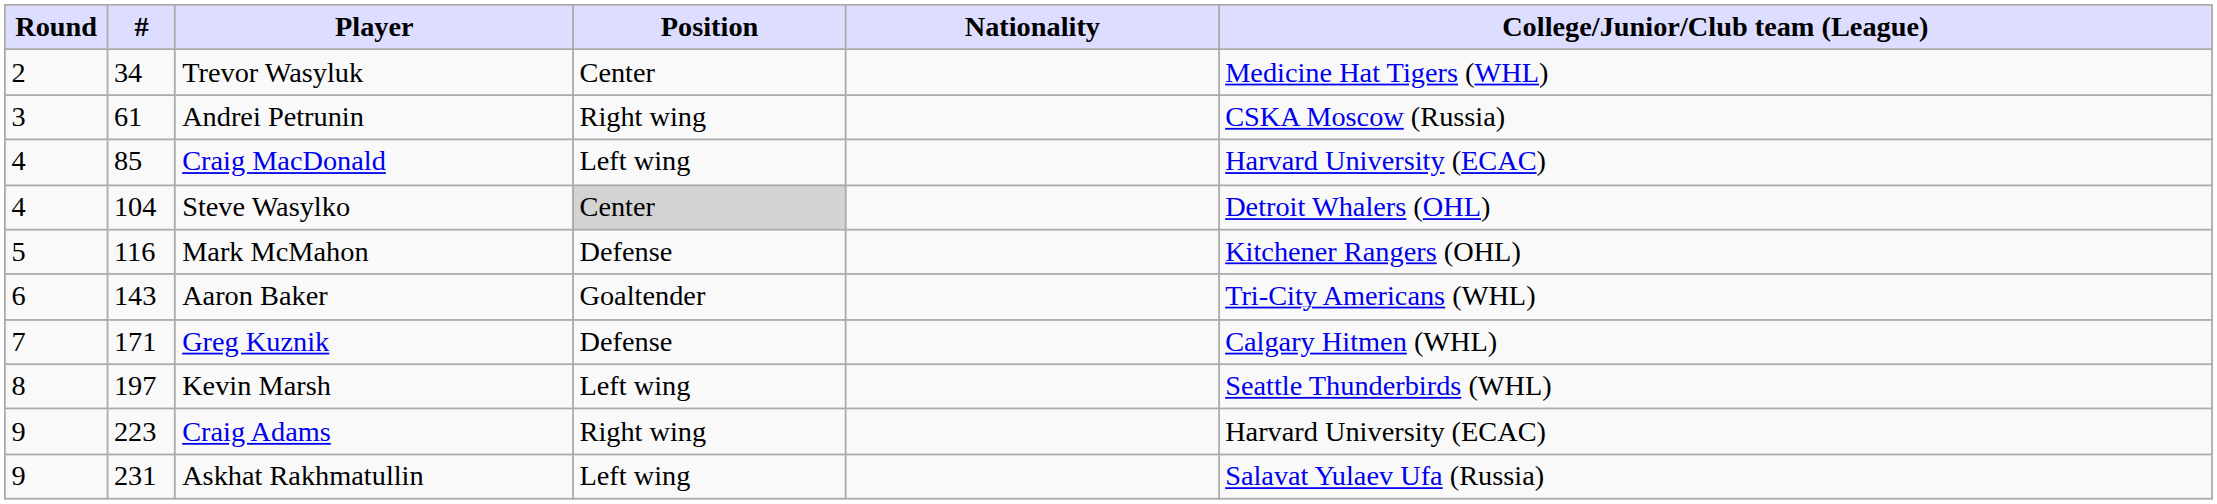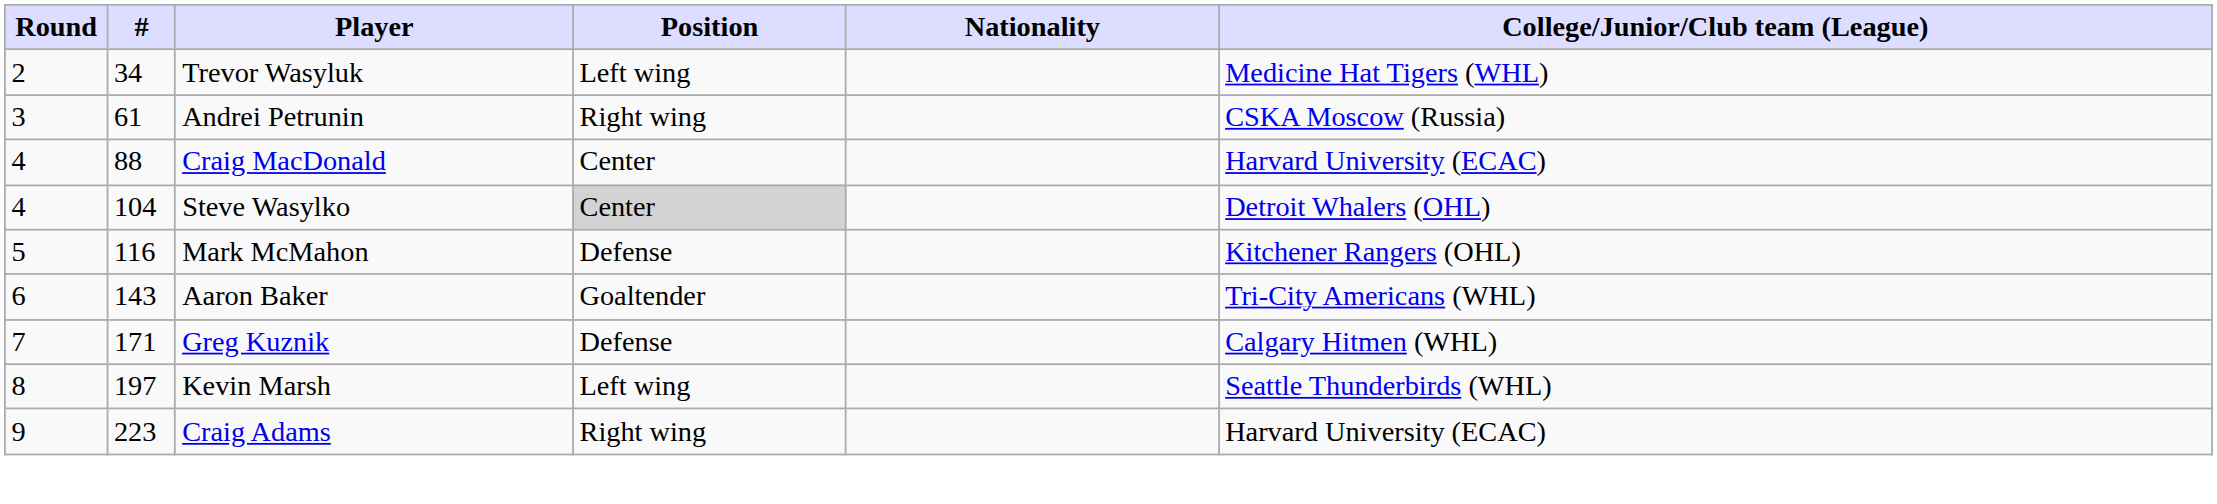(617, 71) Center -> (635, 71) Left wing
(128, 161) 85 -> (128, 161) 88
(635, 161) Left wing -> (617, 161) Center
- row: (303, 476)
